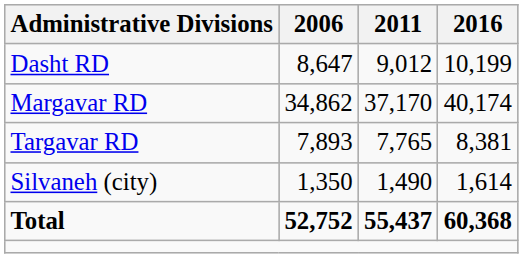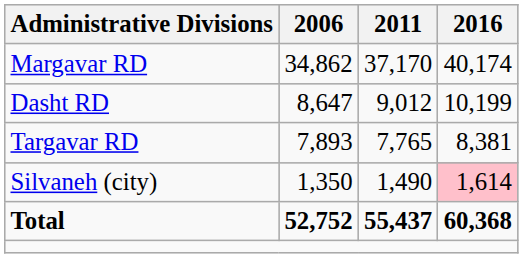rows swapped: (60, 63) <-> (79, 102)
(484, 181) no background -> (484, 181) pink background
